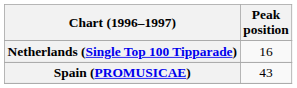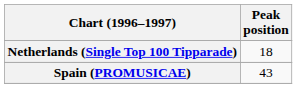(266, 51) 16 -> (266, 51) 18
